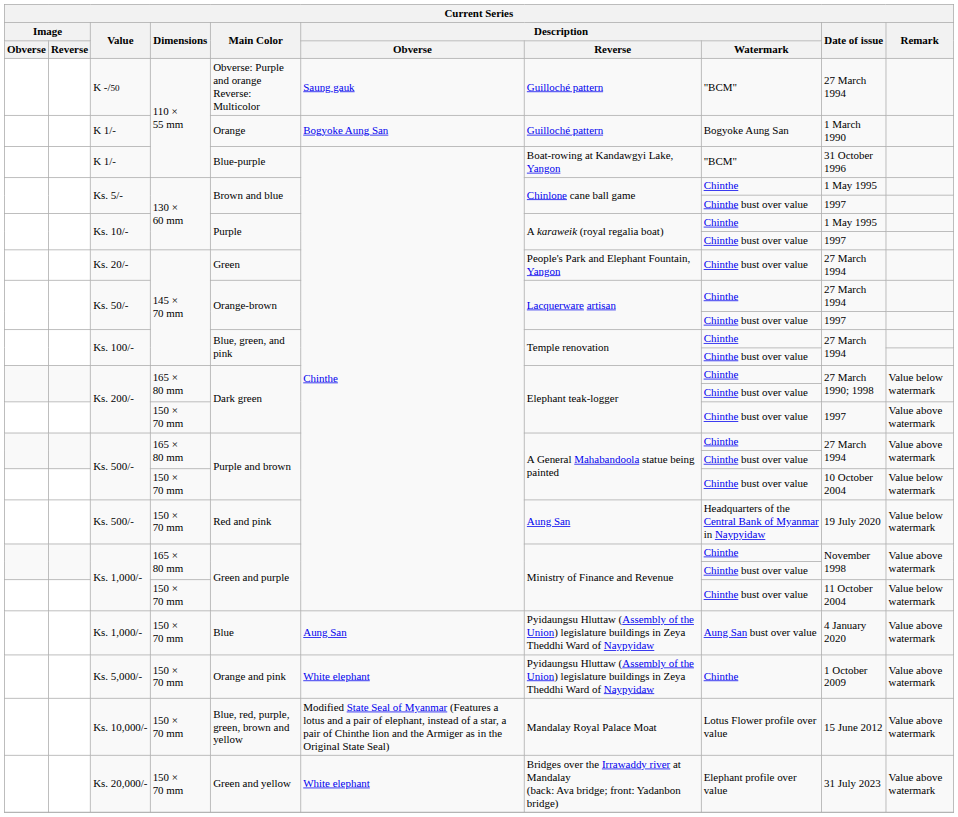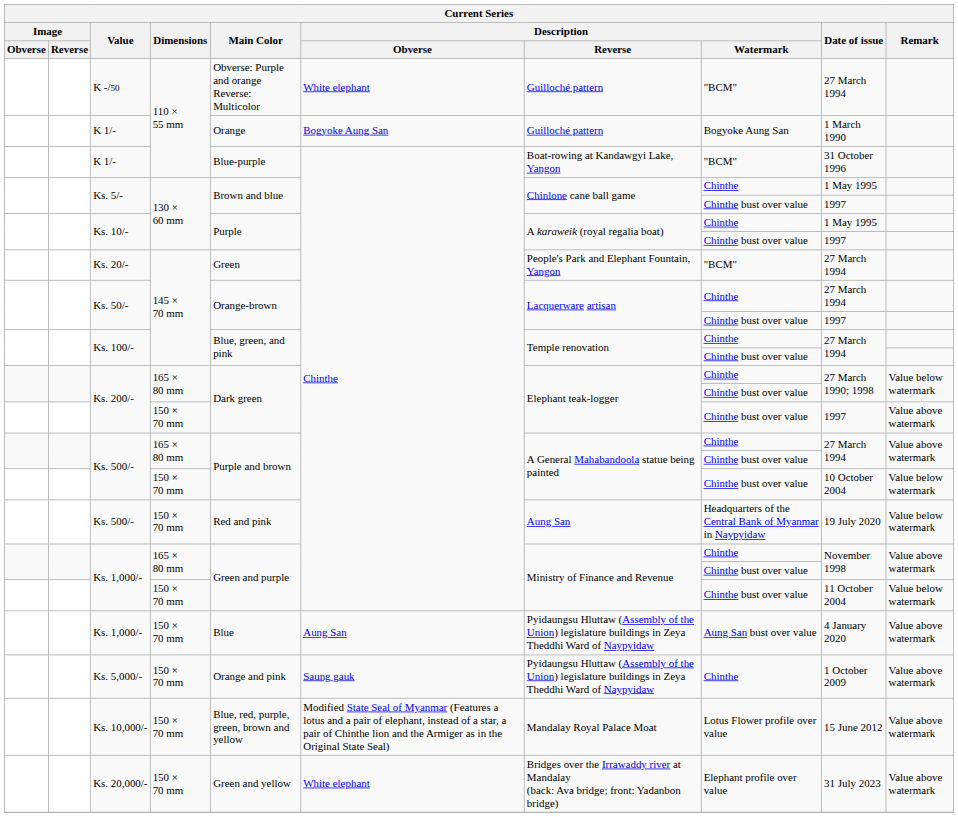(329, 87) Saung gauk -> (337, 87) White elephant
(756, 265) Chinthe bust over value -> (720, 265) "BCM"
(337, 677) White elephant -> (329, 677) Saung gauk
